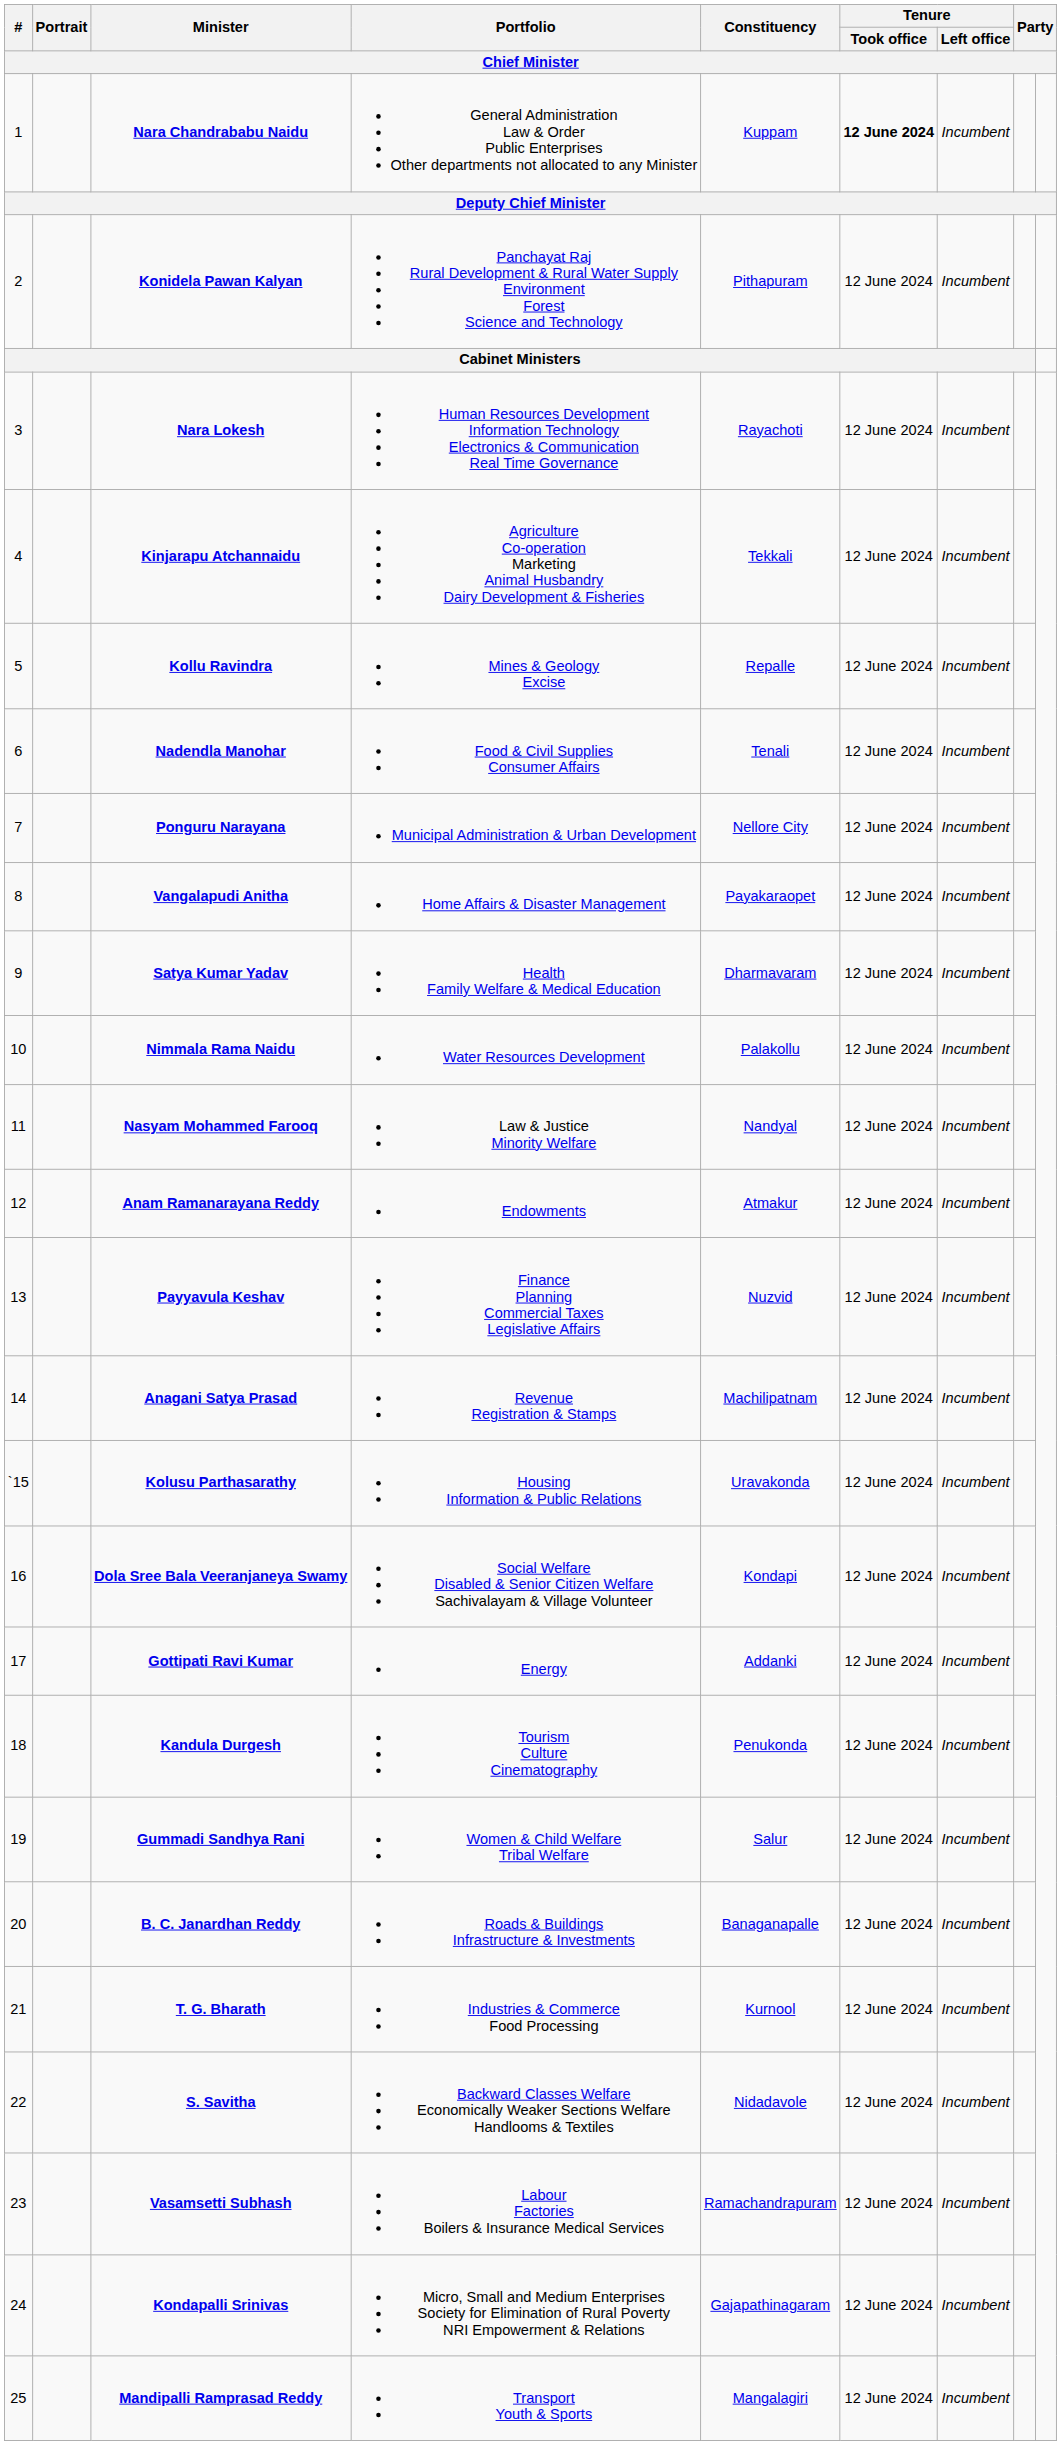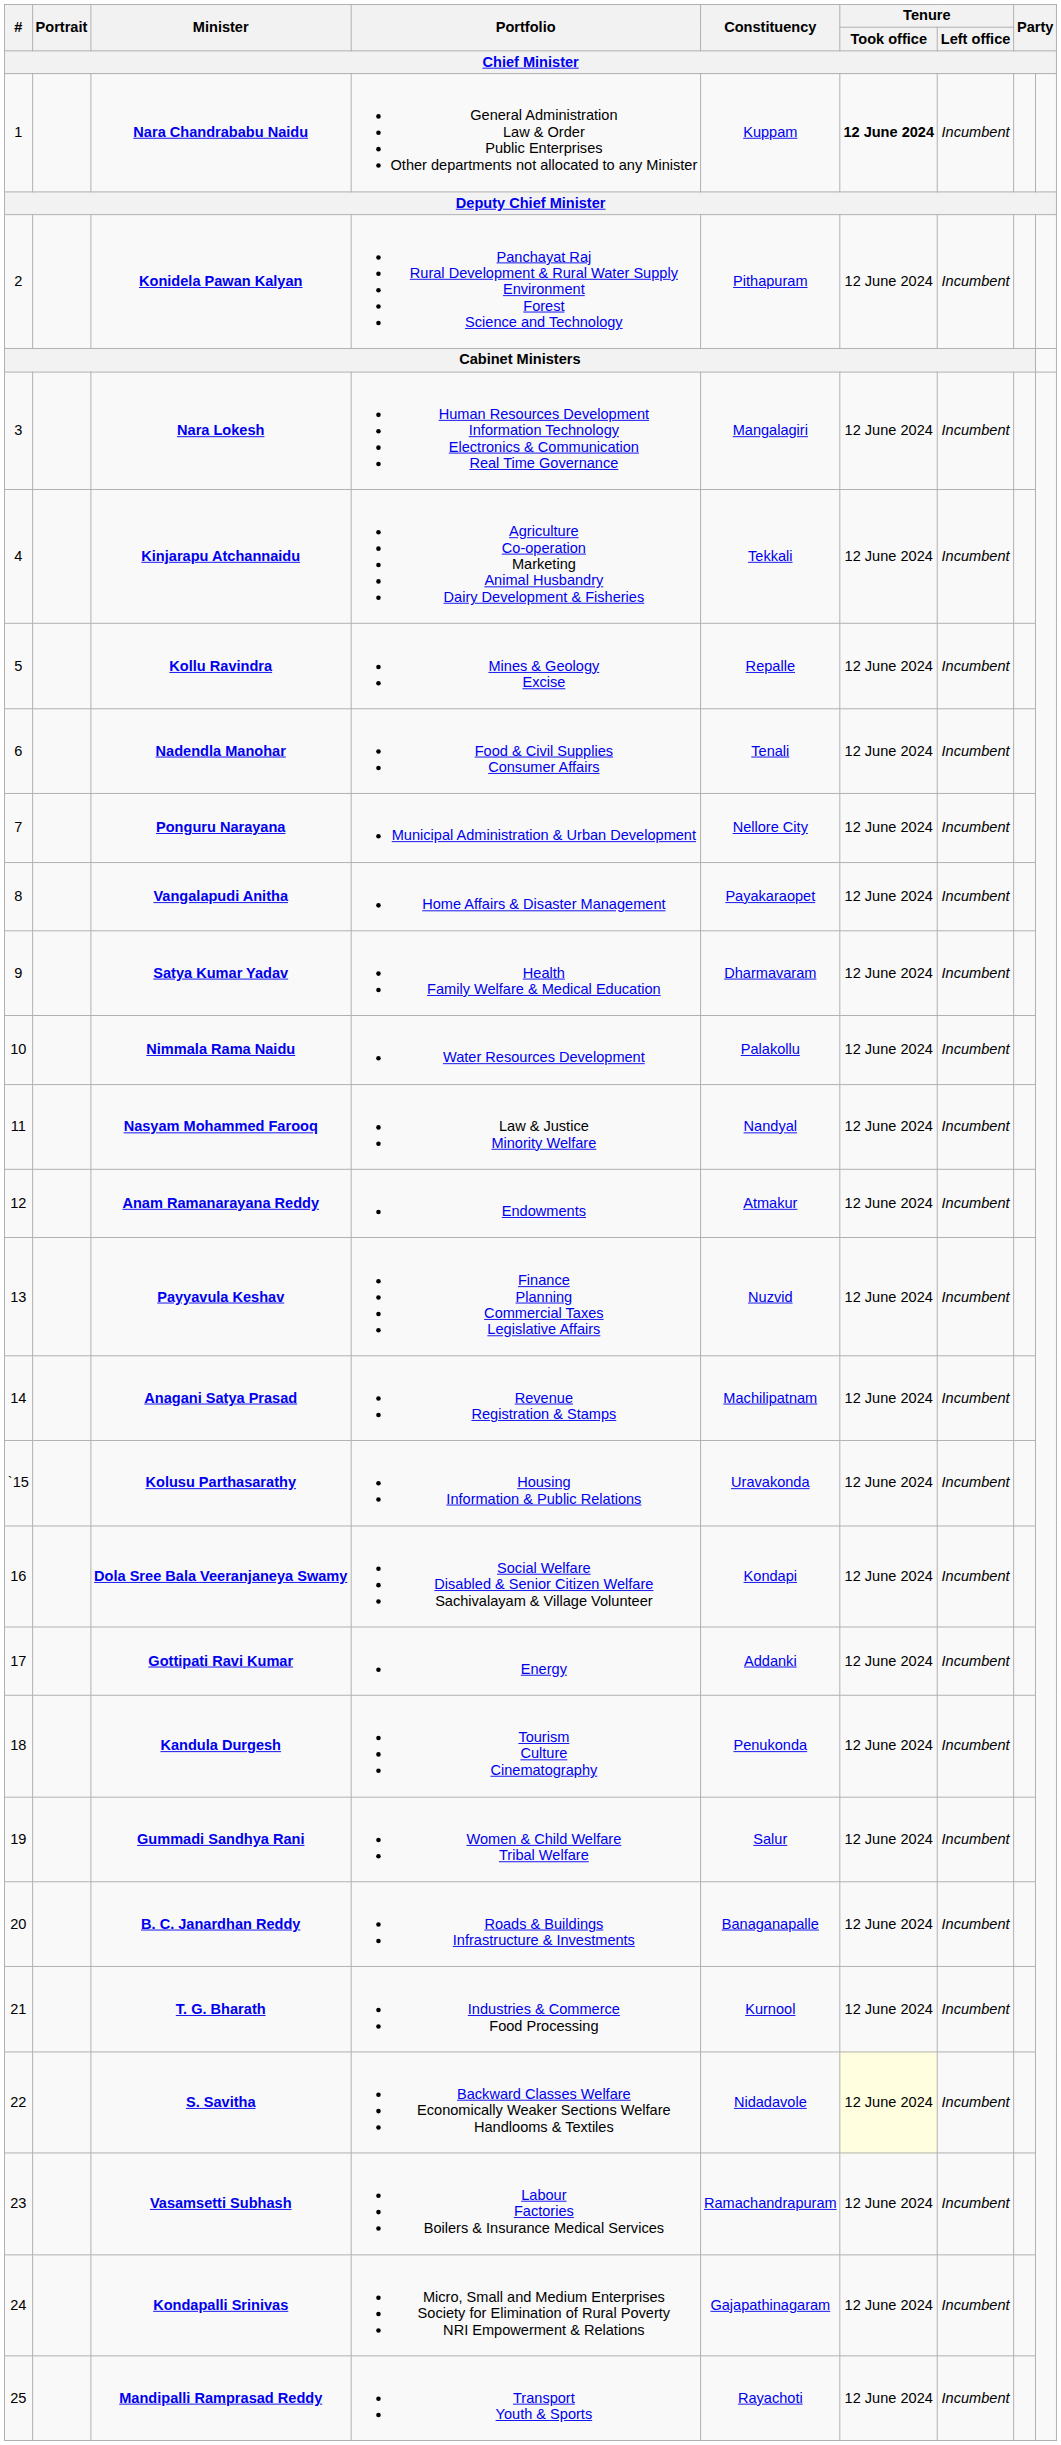(770, 430) Rayachoti -> (770, 430) Mangalagiri
(889, 2102) no background -> (889, 2102) lightyellow background
(770, 2398) Mangalagiri -> (770, 2398) Rayachoti
